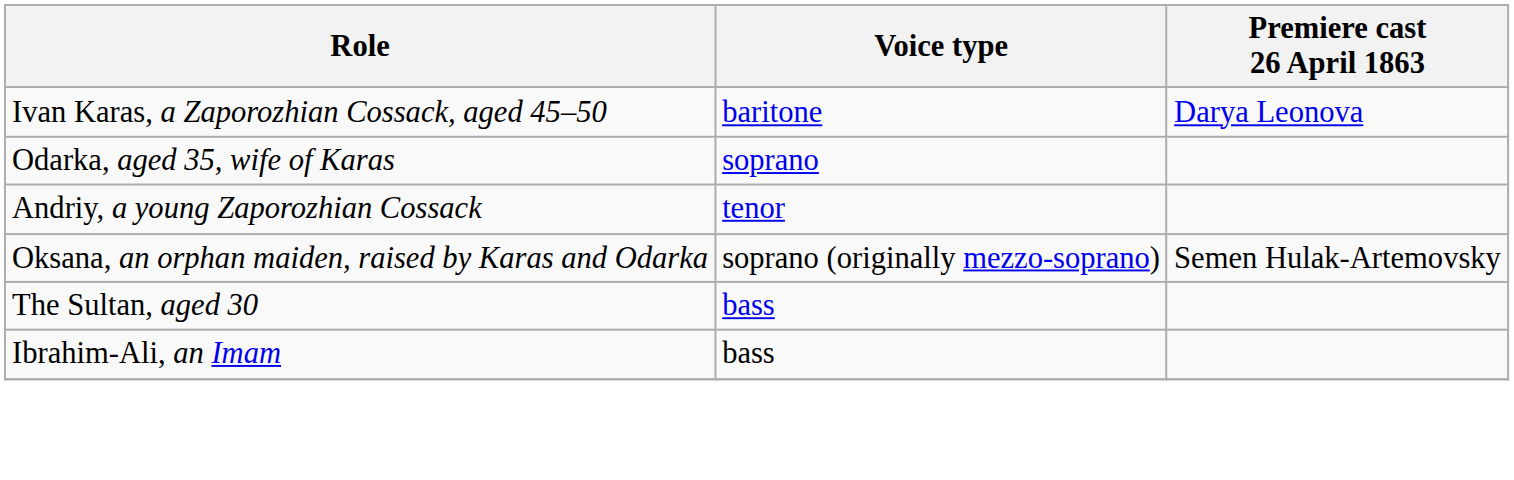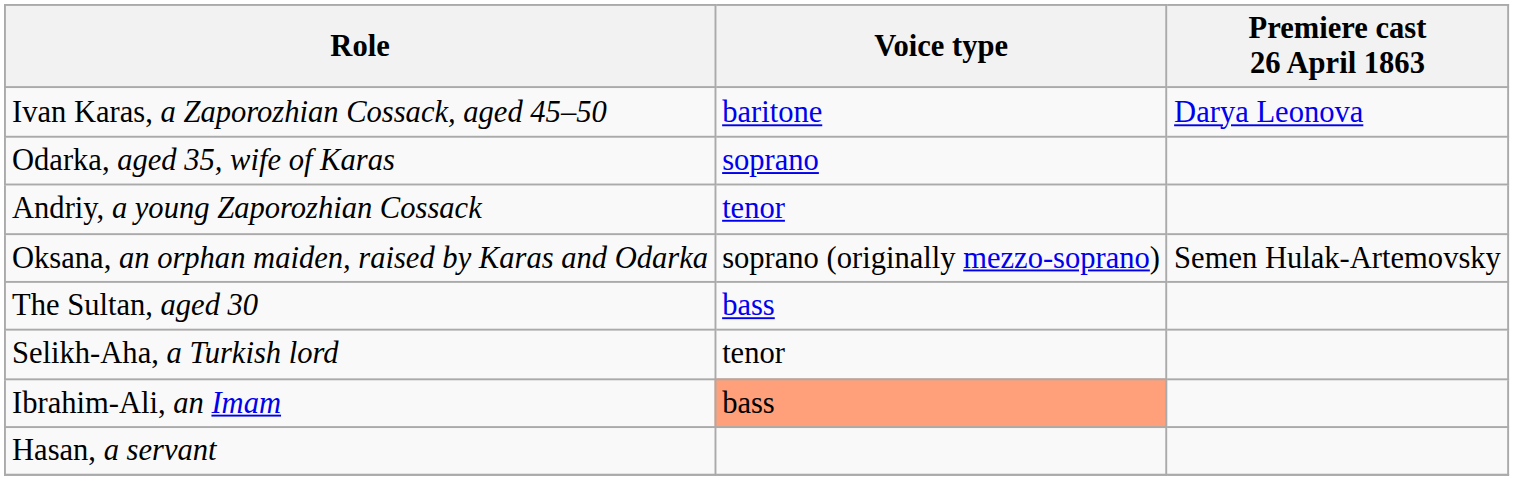+ row: (175, 353)
(748, 353) no background -> (748, 402) lightsalmon background
+ row: (114, 450)
